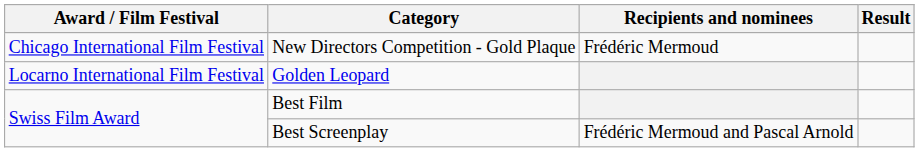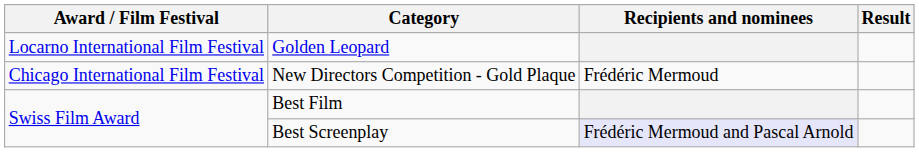rows swapped: (424, 47) <-> (331, 75)
(718, 132) no background -> (718, 132) lavender background
